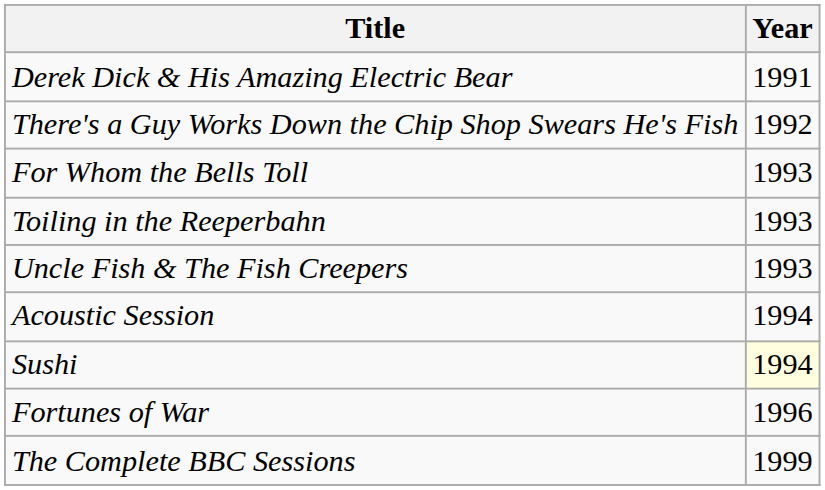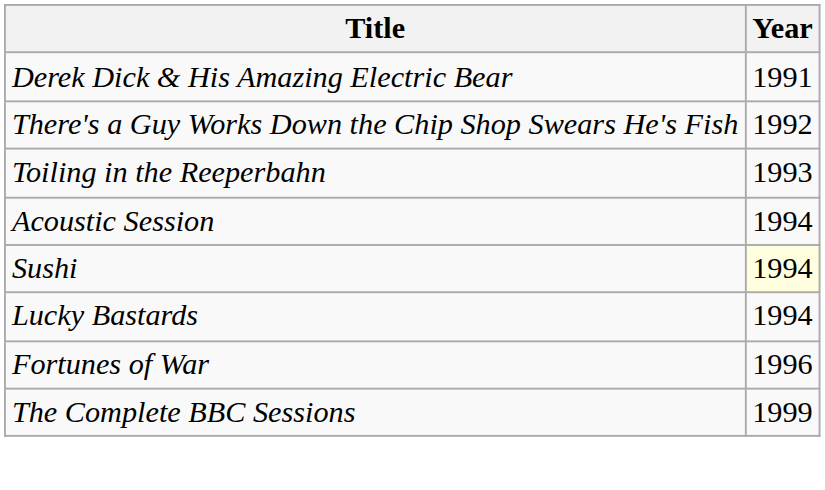- row: (160, 172)
- row: (210, 268)
+ row: (105, 316)
